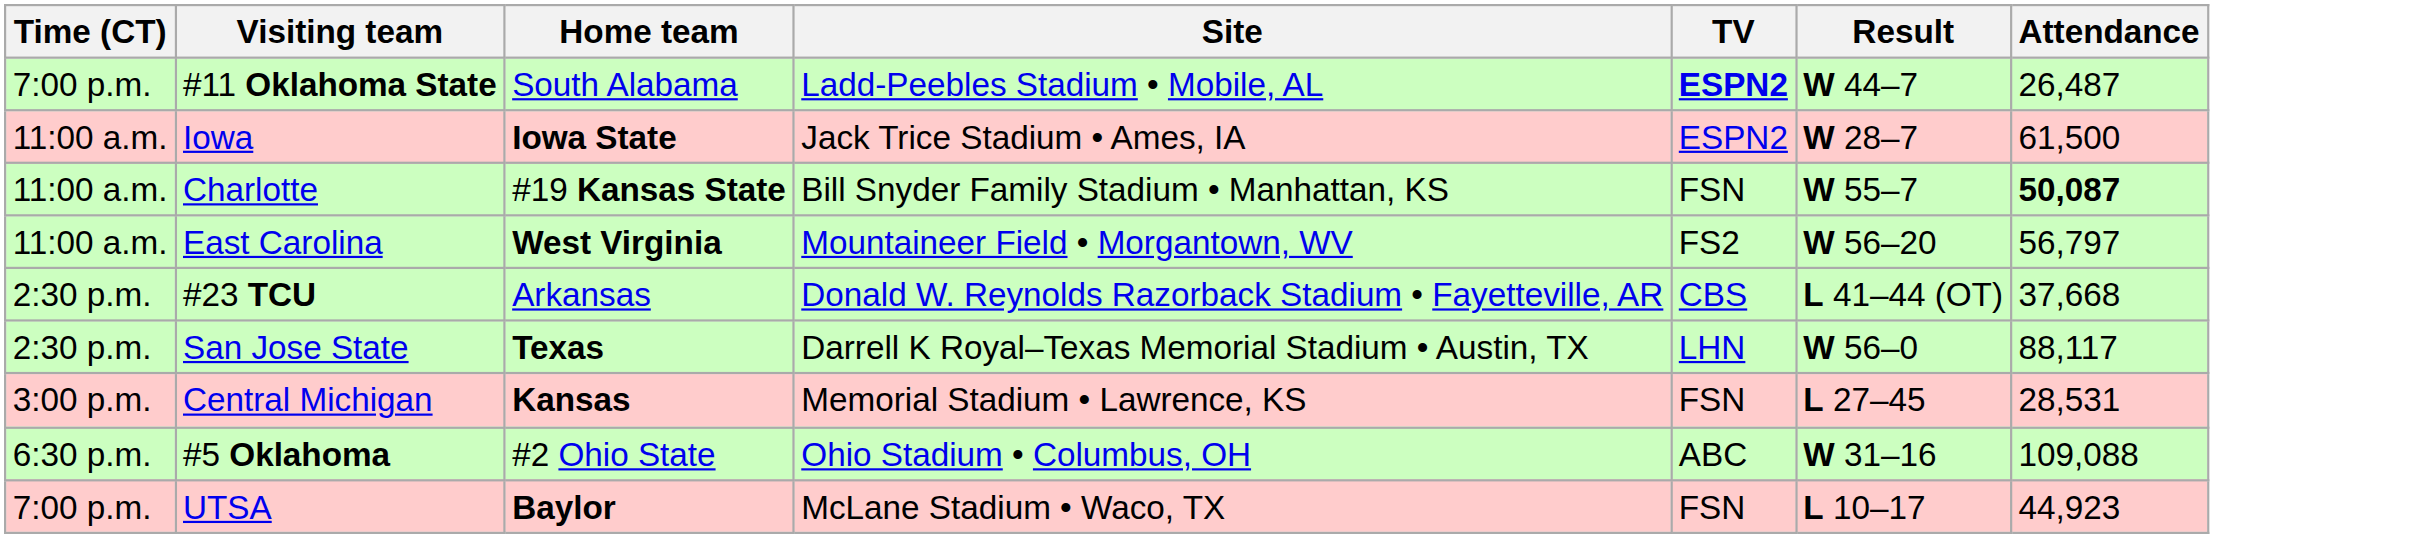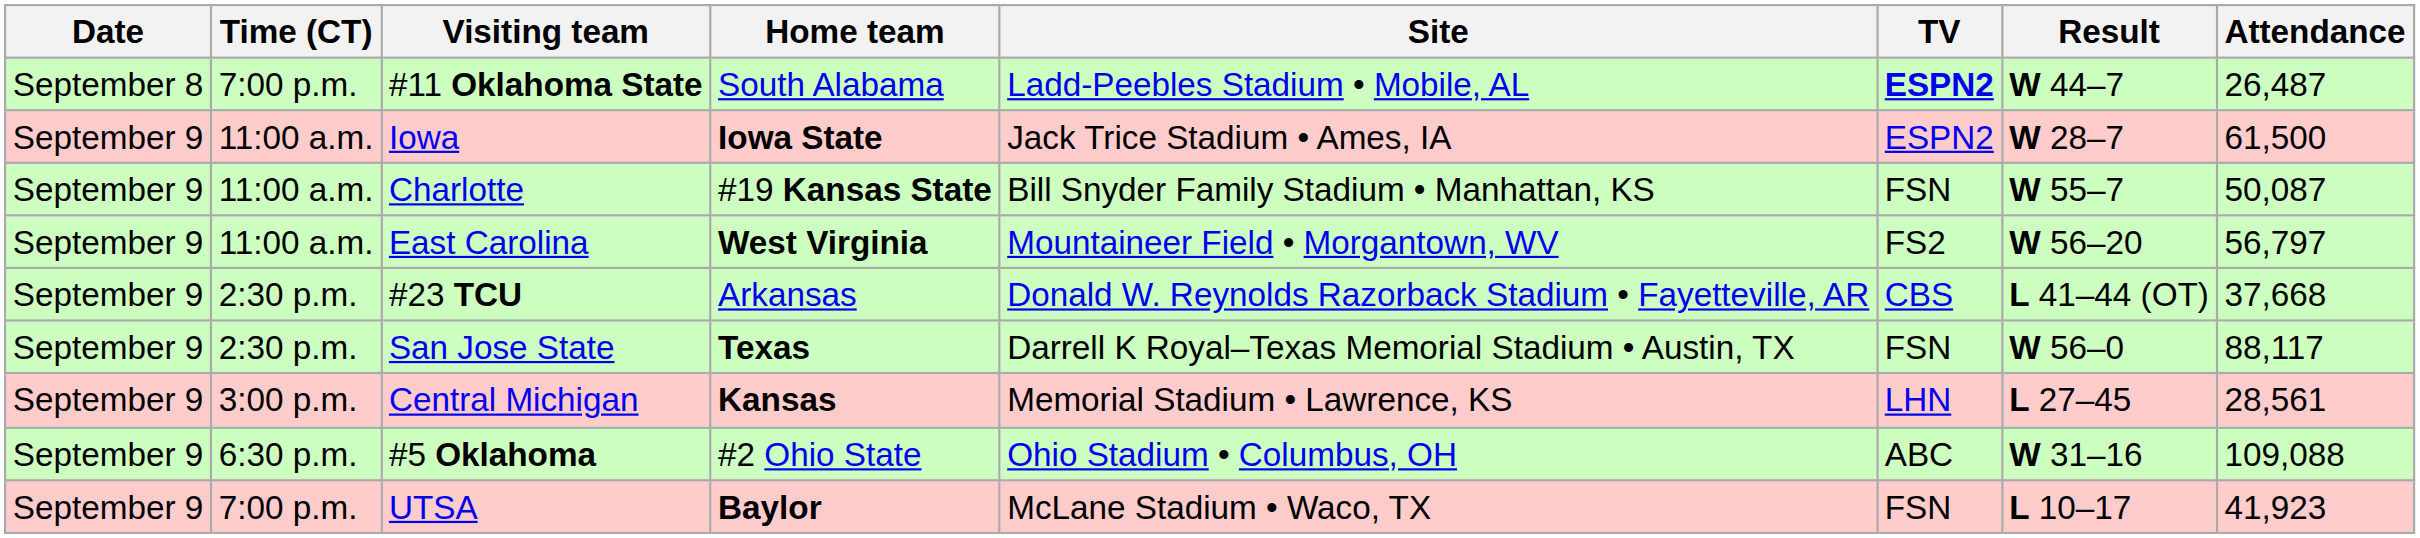+ column: (108, 32)
(2069, 190) bold -> (2275, 190) normal
(1712, 348) LHN -> (1918, 348) FSN
(1712, 401) FSN -> (1918, 401) LHN
(2069, 401) 28,531 -> (2275, 401) 28,561
(2069, 506) 44,923 -> (2275, 506) 41,923
